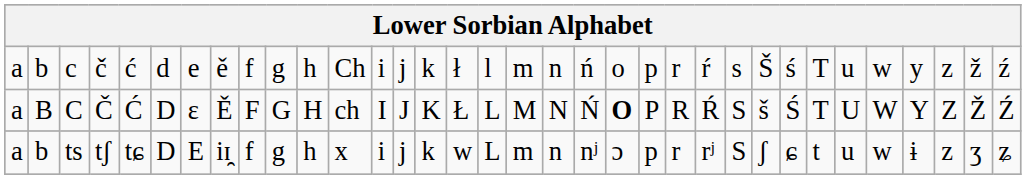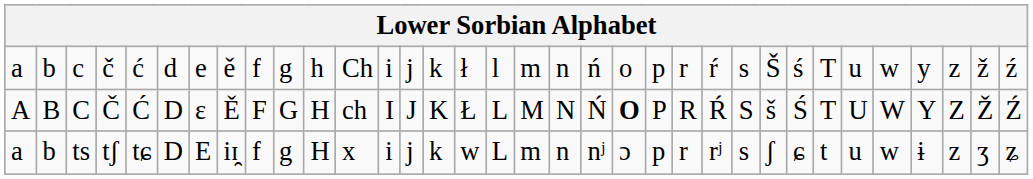(17, 109) a -> (21, 109) A
(310, 151) h -> (320, 151) H
(739, 151) S -> (744, 151) s
